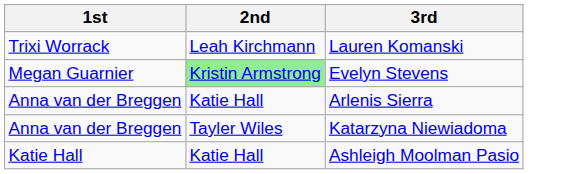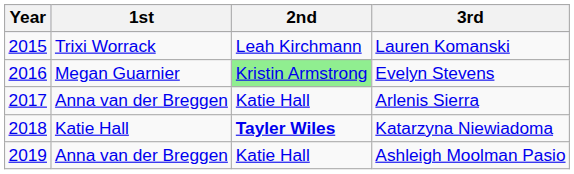+ column: (28, 18)
(95, 127) Anna van der Breggen -> (92, 127) Katie Hall
(236, 127) normal -> (286, 127) bold
(46, 155) Katie Hall -> (141, 155) Anna van der Breggen
